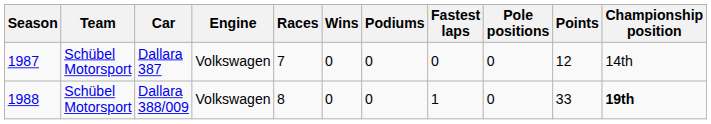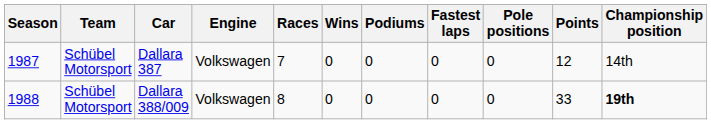(435, 99) 1 -> (435, 99) 0
